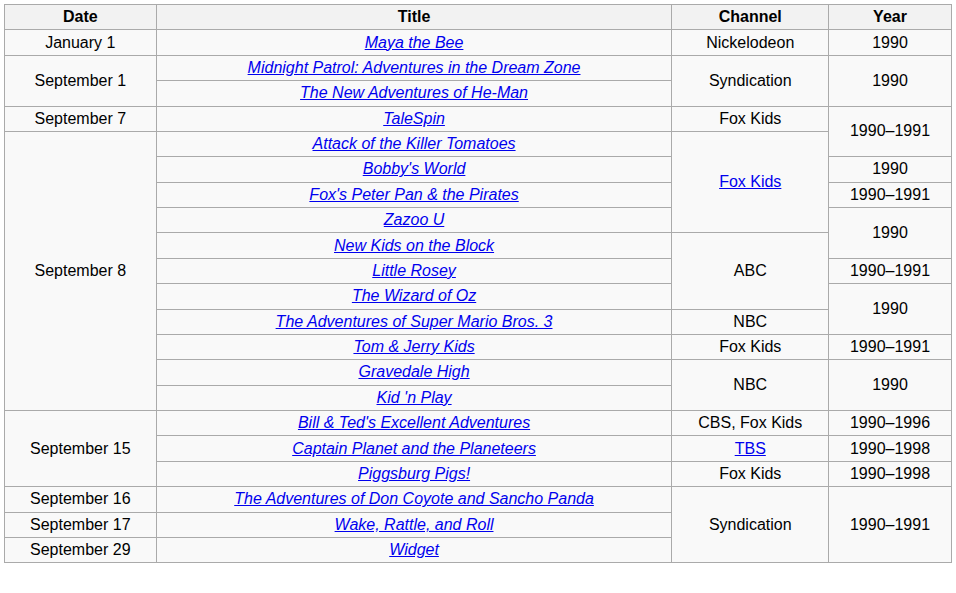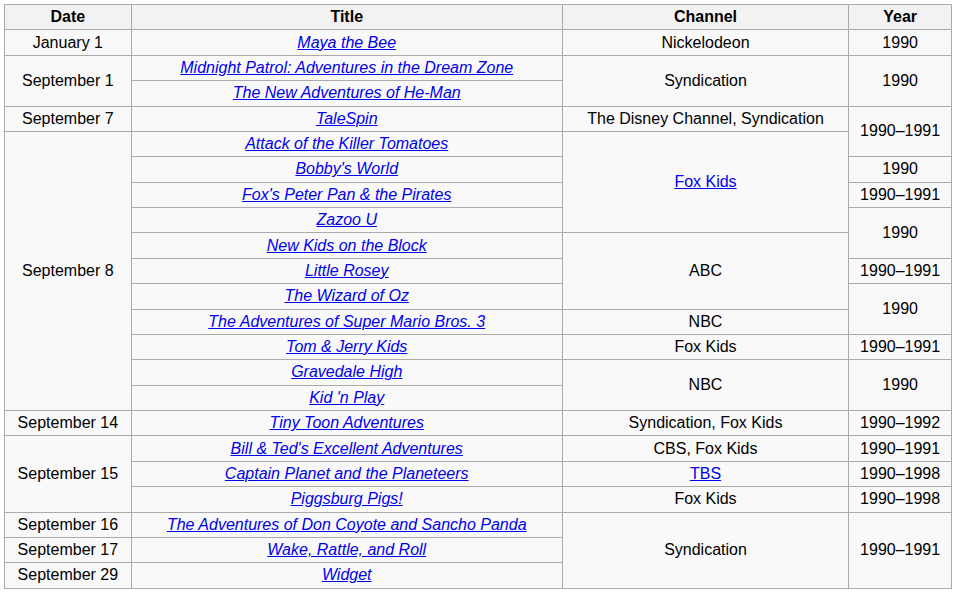(750, 118) Fox Kids -> (705, 118) The Disney Channel, Syndication
+ row: (347, 423)
(890, 423) 1990–1996 -> (900, 448) 1990–1991
